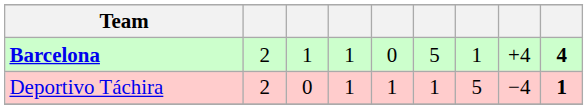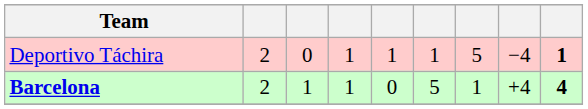rows swapped: (55, 54) <-> (86, 87)
